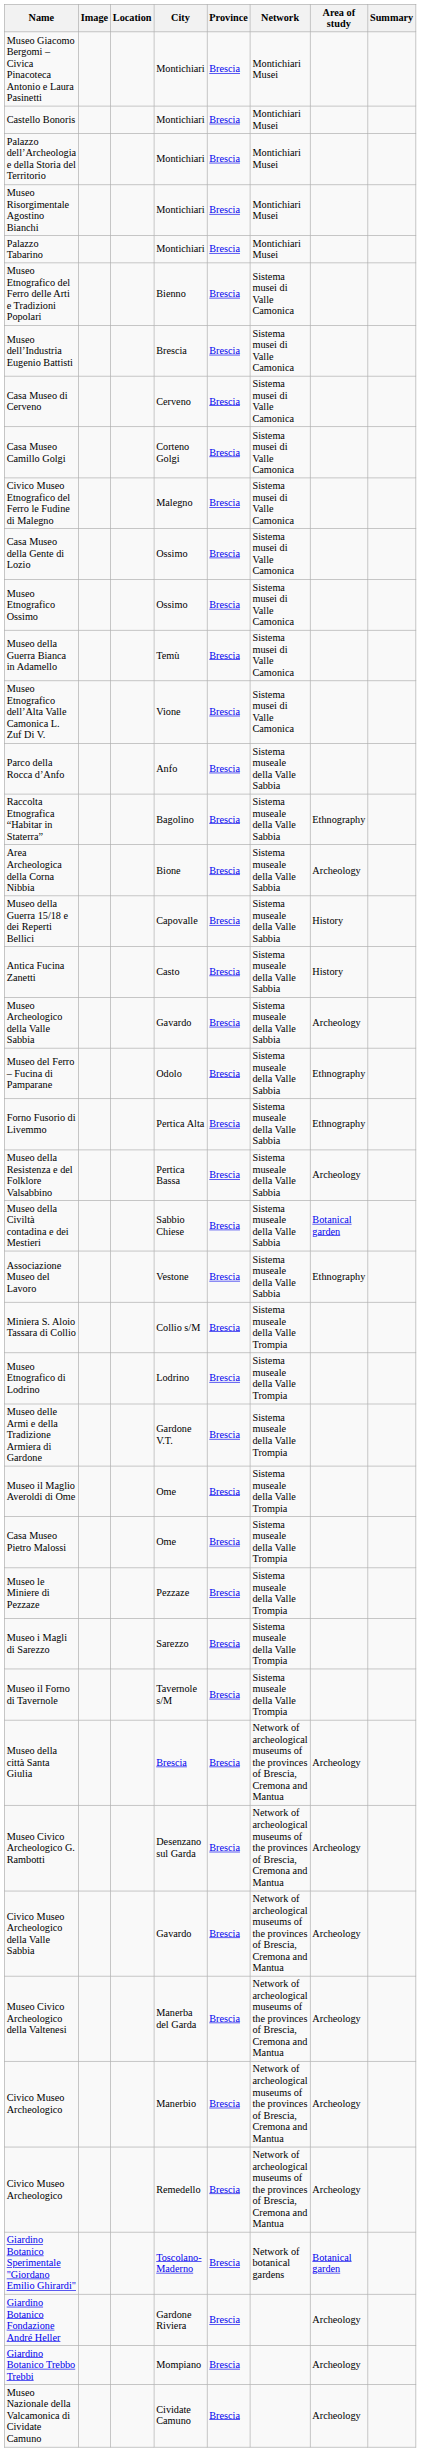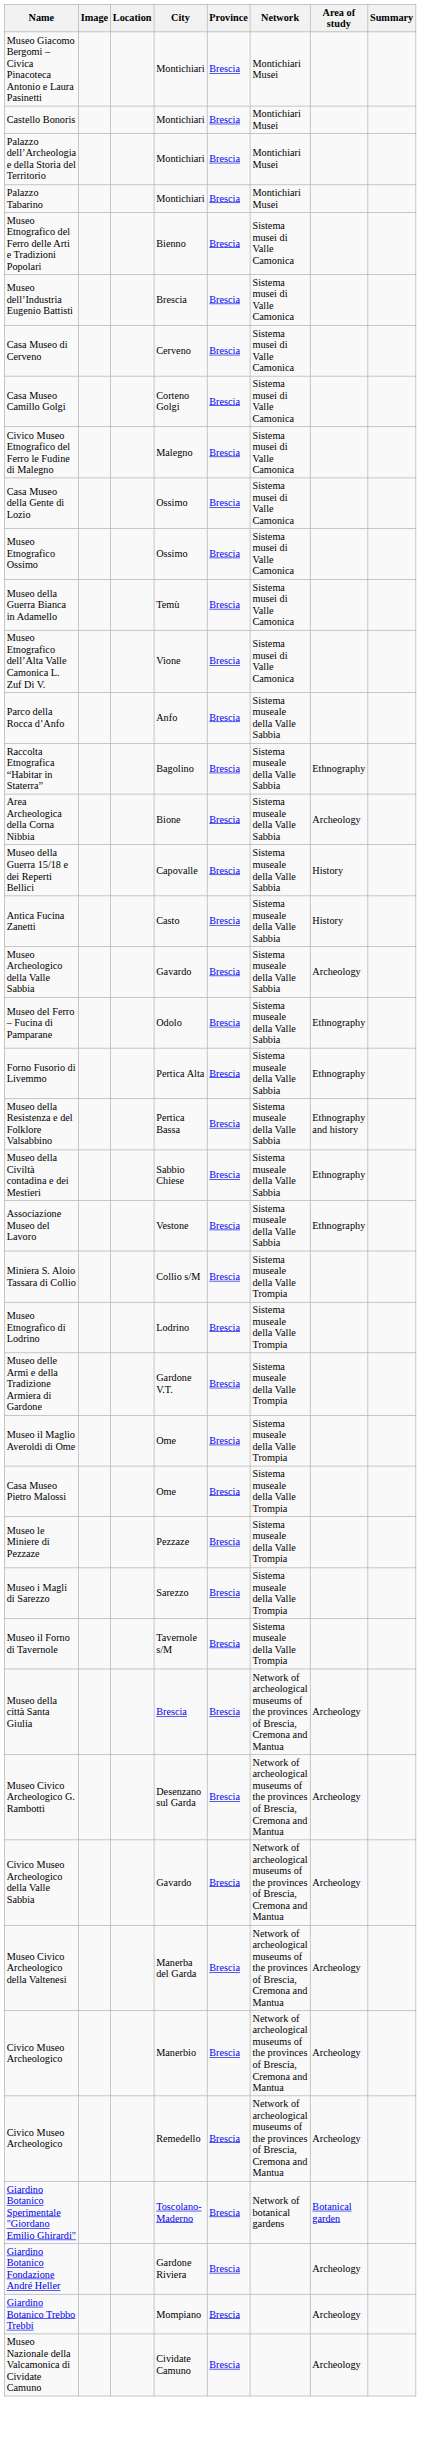- row: (38, 210)
(337, 1175) Archeology -> (339, 1124) Ethnography and history
(332, 1226) Botanical garden -> (339, 1175) Ethnography
